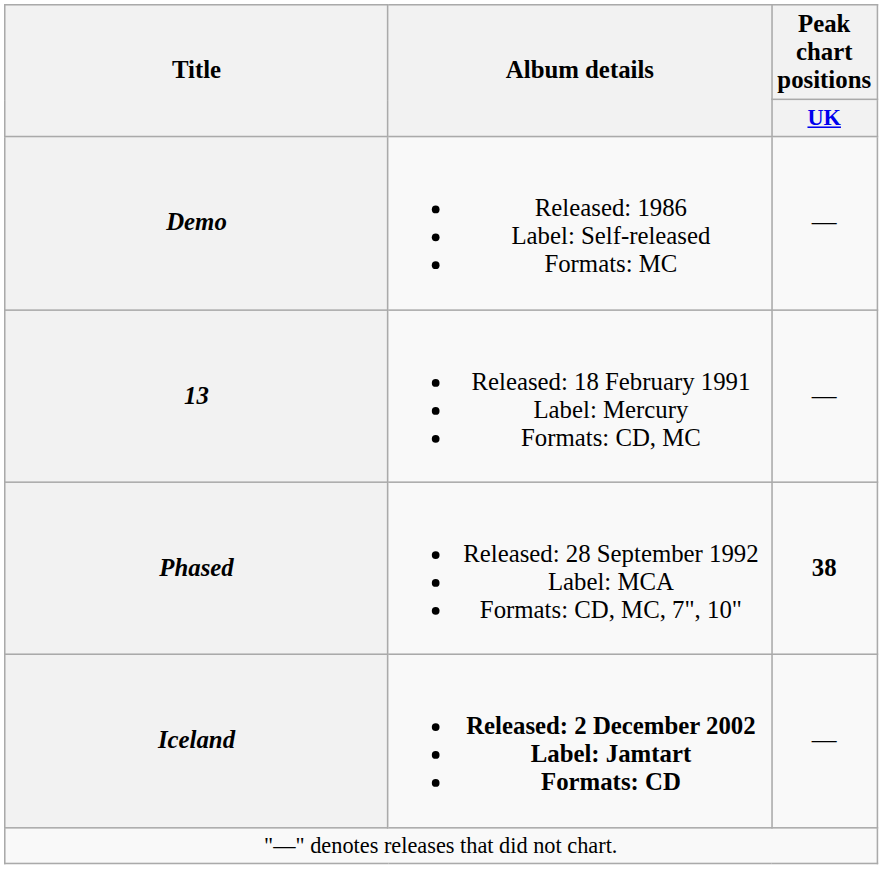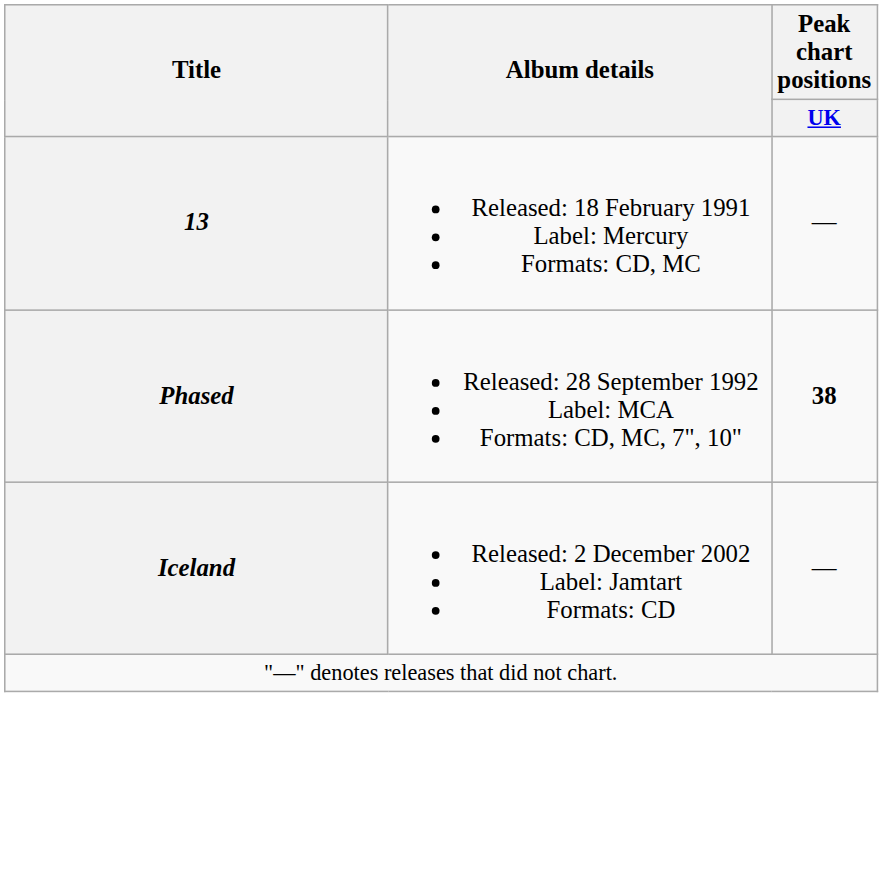- row: (196, 222)
(580, 755) bold -> (580, 582) normal
